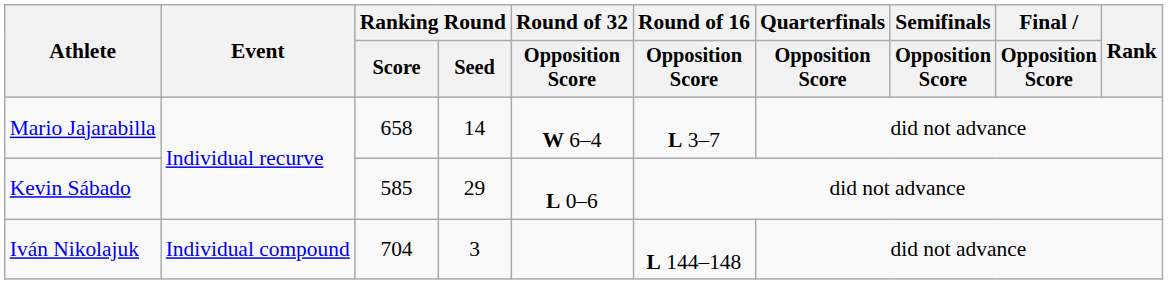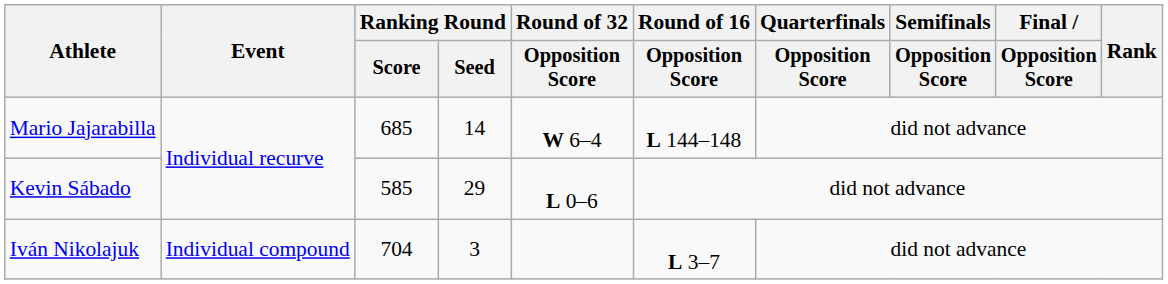(396, 127) 658 -> (396, 127) 685
(694, 140) L 3–7 -> (694, 140) L 144–148
(694, 262) L 144–148 -> (694, 262) L 3–7
